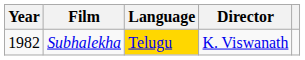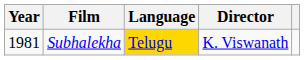(24, 42) 1982 -> (24, 42) 1981
